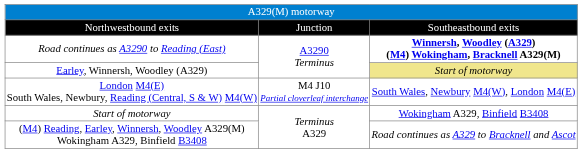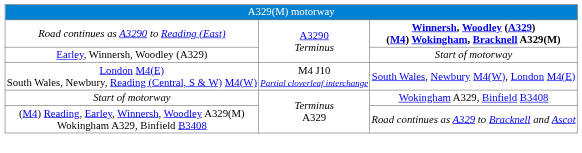- row: (132, 27)
(474, 70) khaki background -> (474, 55) no background
